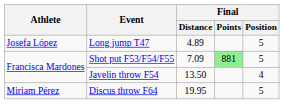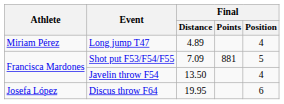(32, 43) Josefa López -> (33, 43) Miriam Pérez
(261, 43) 5 -> (261, 43) 4
(229, 59) lightgreen background -> (229, 59) no background
(33, 91) Miriam Pérez -> (32, 91) Josefa López
(261, 91) 5 -> (261, 91) 6
